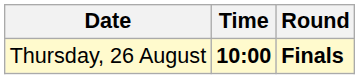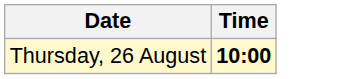- column: (316, 21)
